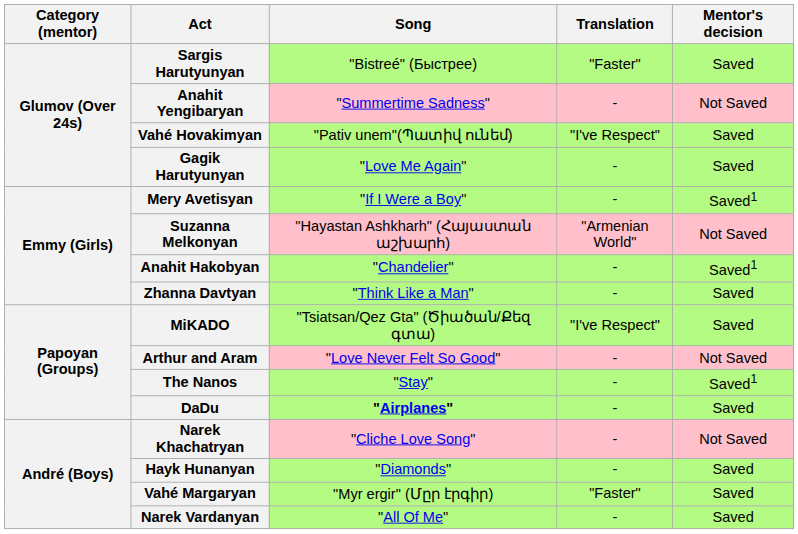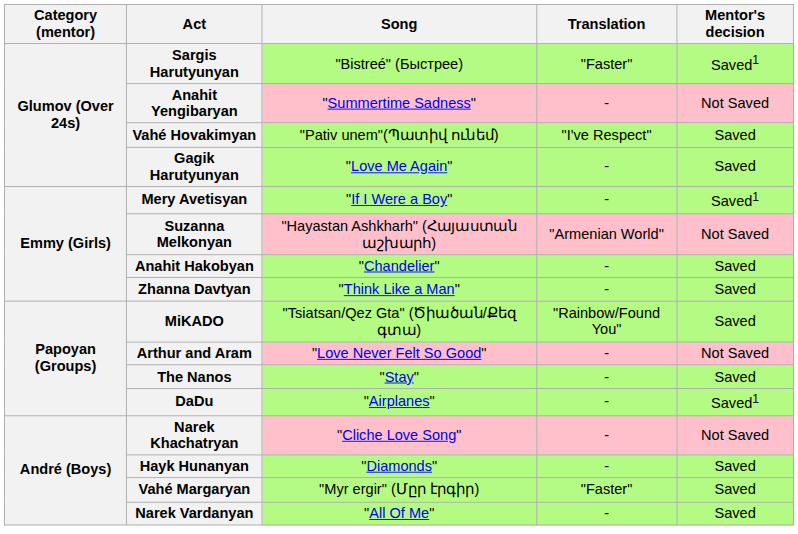(733, 63) Saved -> (735, 63) Saved1
(733, 268) Saved1 -> (735, 266) Saved
(615, 325) "I've Respect" -> (607, 321) "Rainbow/Found You"
(733, 382) Saved1 -> (735, 376) Saved
(413, 407) bold -> (399, 401) normal
(733, 407) Saved -> (735, 401) Saved1
